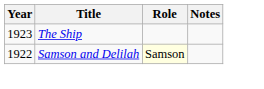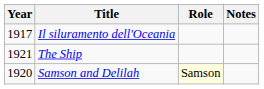+ row: (107, 34)
(20, 34) 1923 -> (20, 53) 1921
(20, 53) 1922 -> (20, 73) 1920
